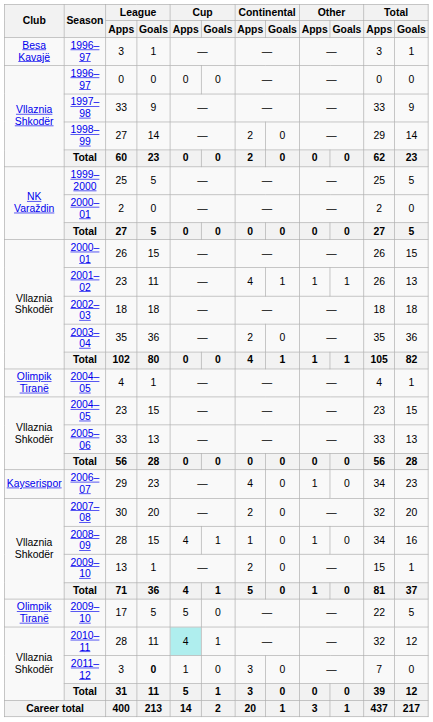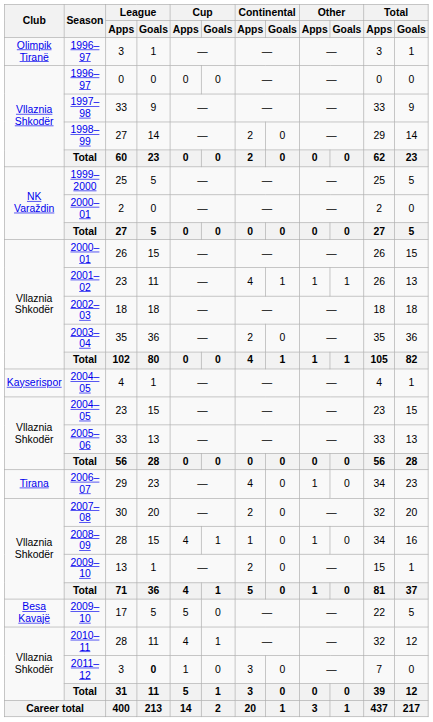(34, 51) Besa Kavajë -> (34, 51) Olimpik Tiranë
(34, 383) Olimpik Tiranë -> (34, 383) Kayserispor
(34, 484) Kayserispor -> (34, 484) Tirana
(34, 613) Olimpik Tiranë -> (34, 613) Besa Kavajë
(186, 641) paleturquoise background -> (186, 641) no background
